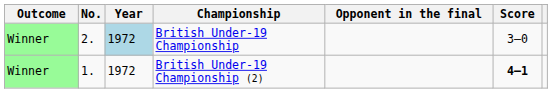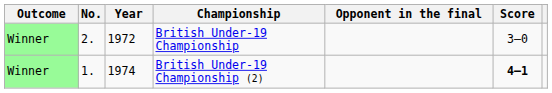(121, 39) lightblue background -> (121, 39) no background
(121, 72) 1972 -> (121, 72) 1974
